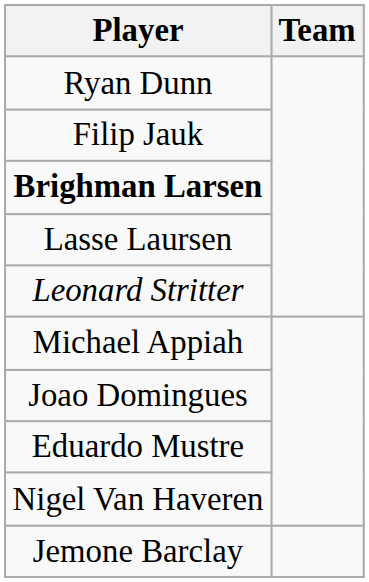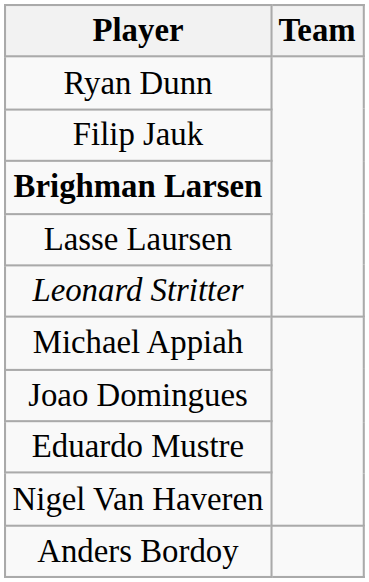+ row: (138, 550)
- row: (138, 550)
